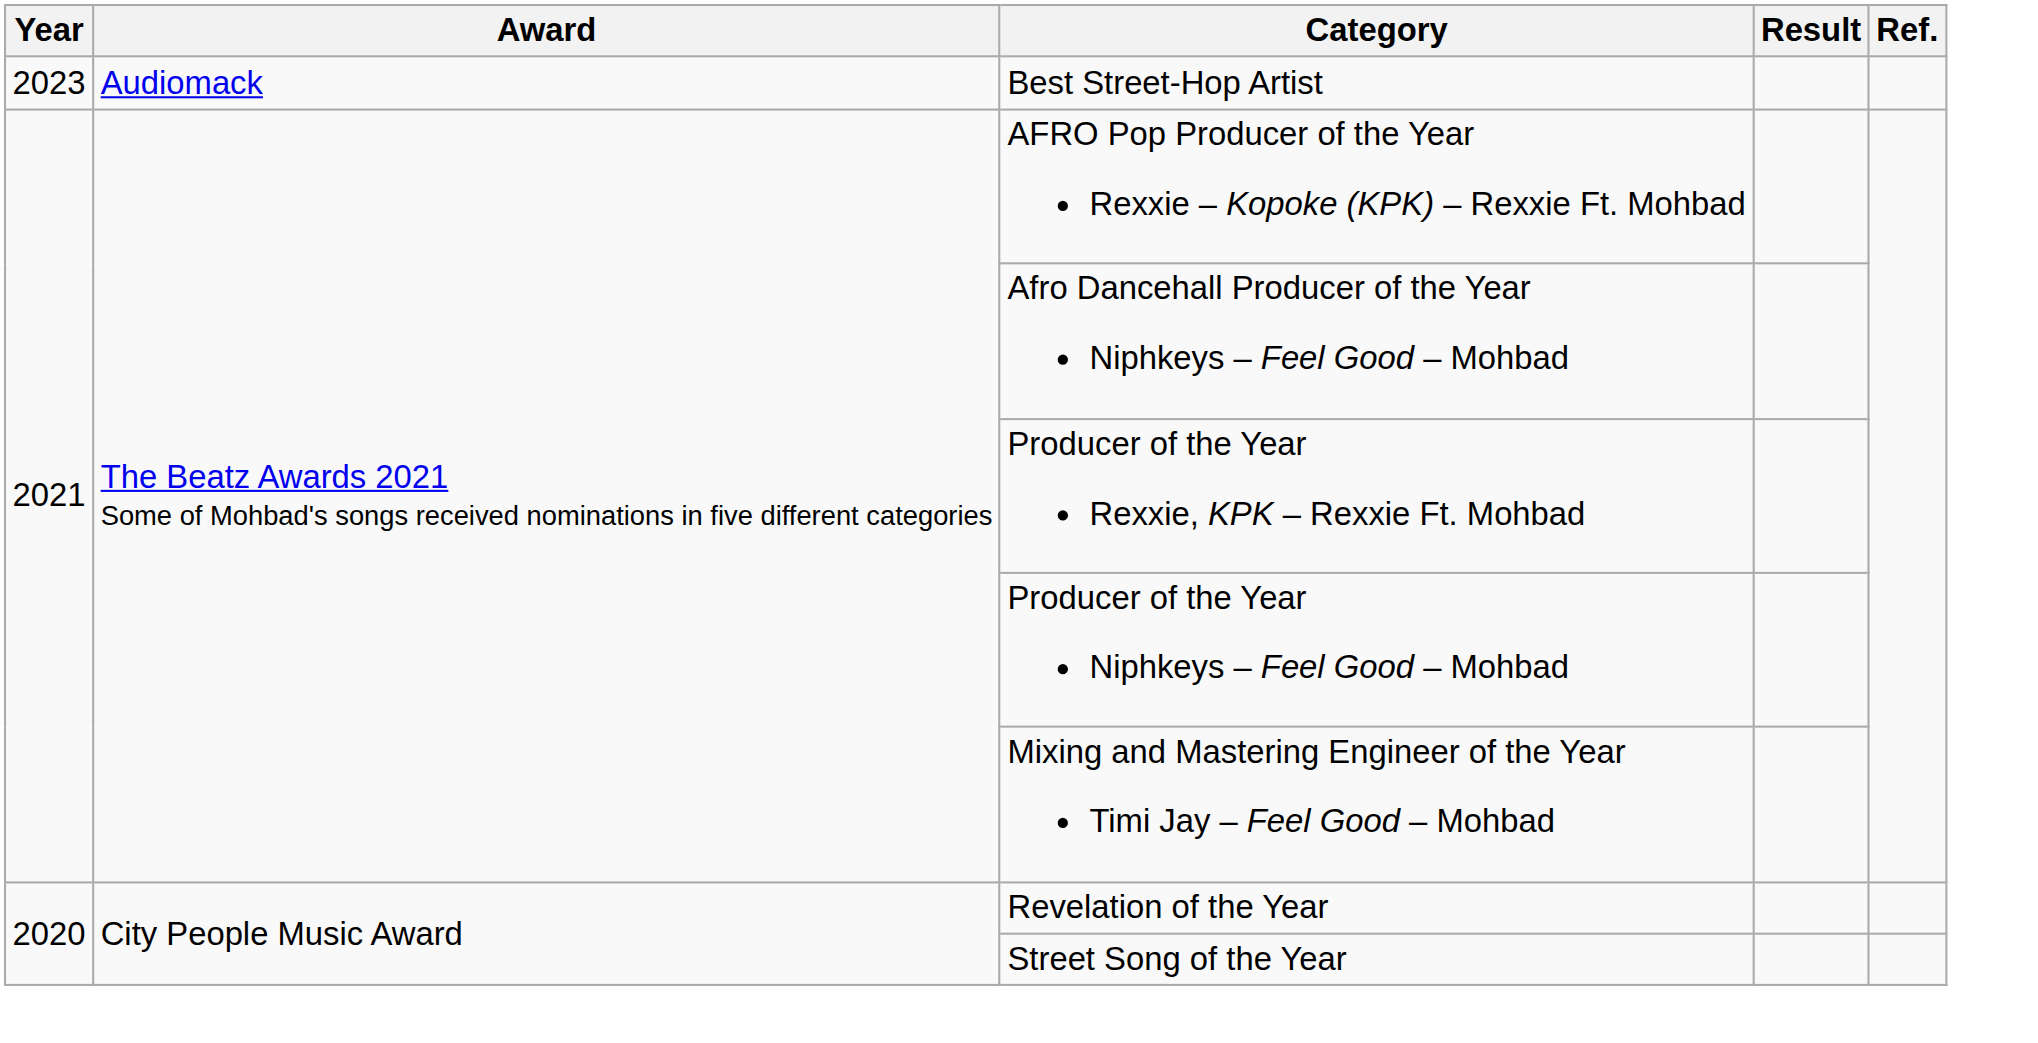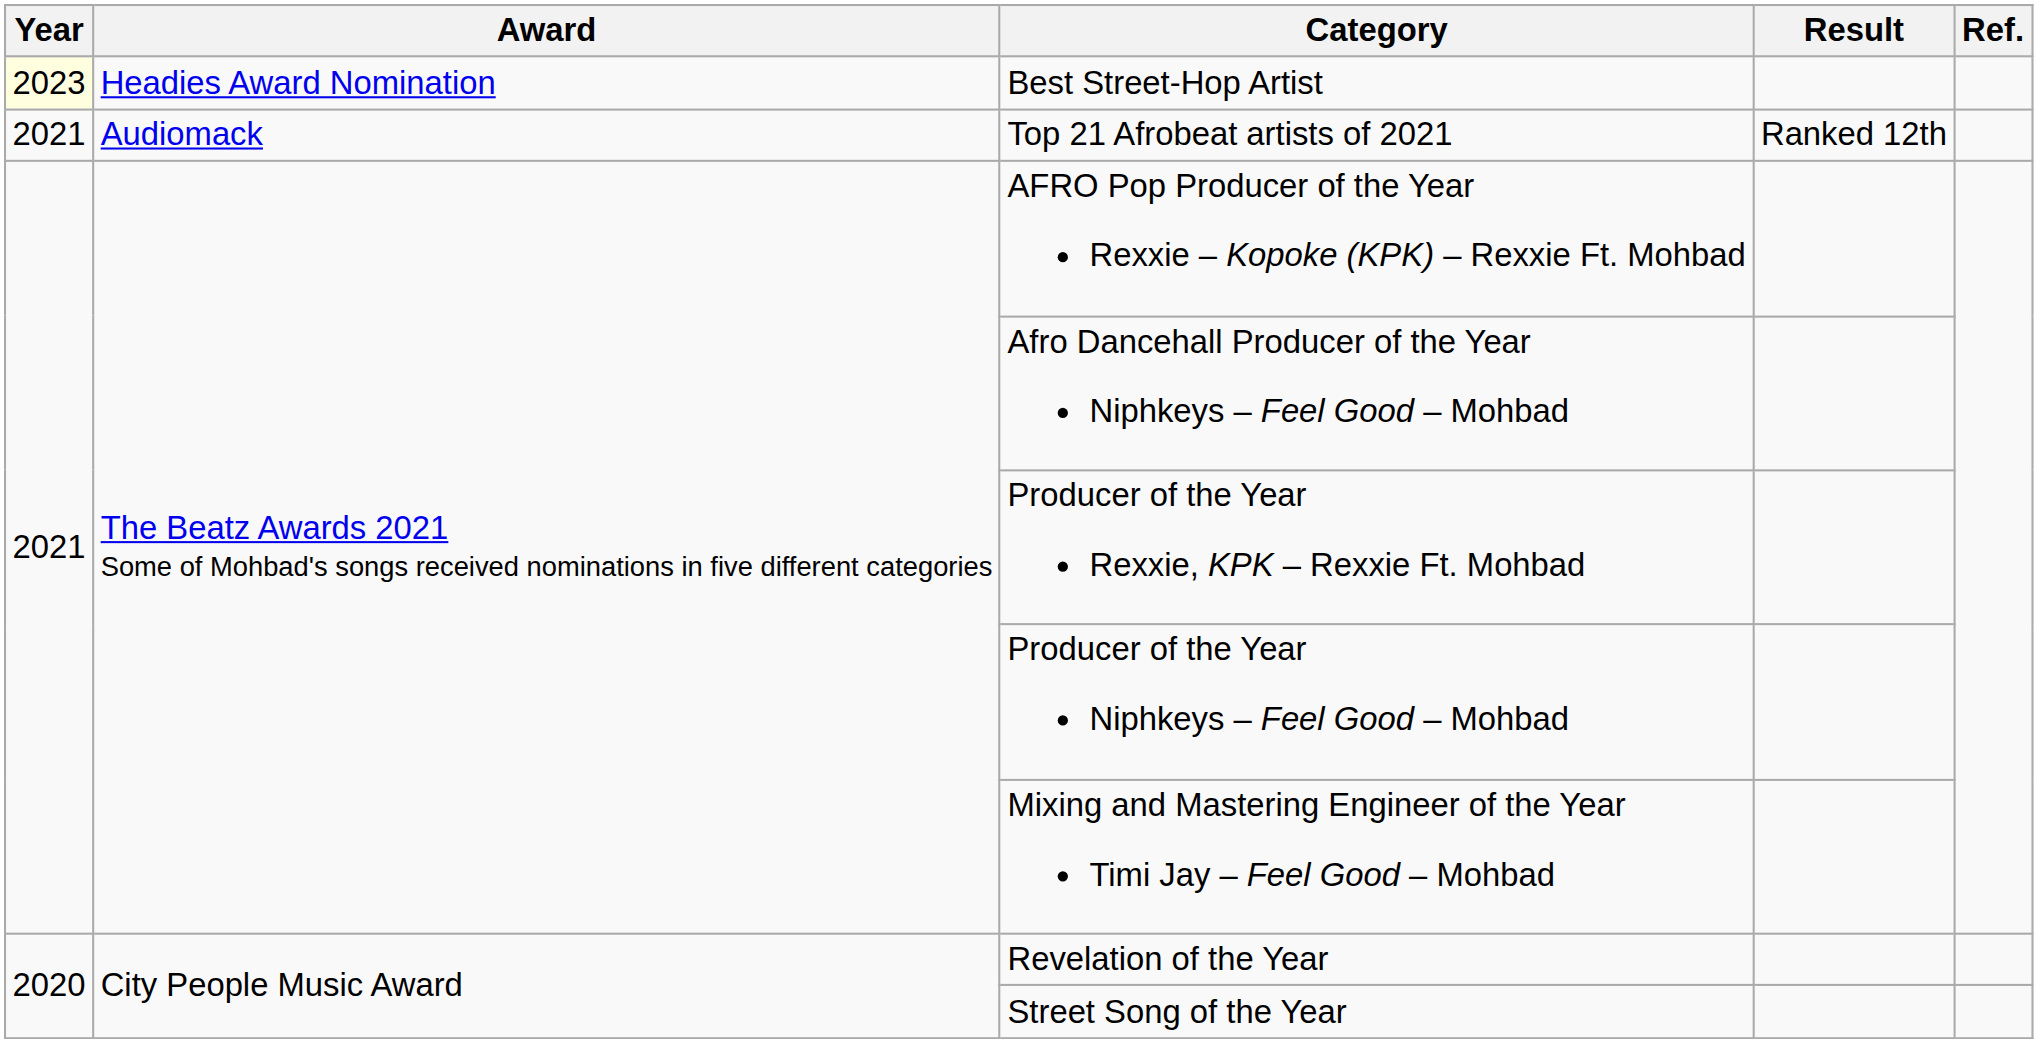(49, 82) no background -> (49, 82) lightyellow background
(182, 82) Audiomack -> (298, 82) Headies Award Nomination
+ row: (1230, 134)
